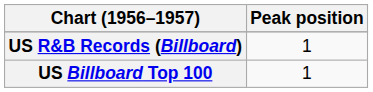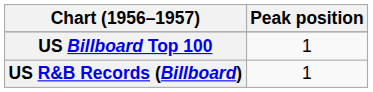rows swapped: (125, 45) <-> (125, 73)
